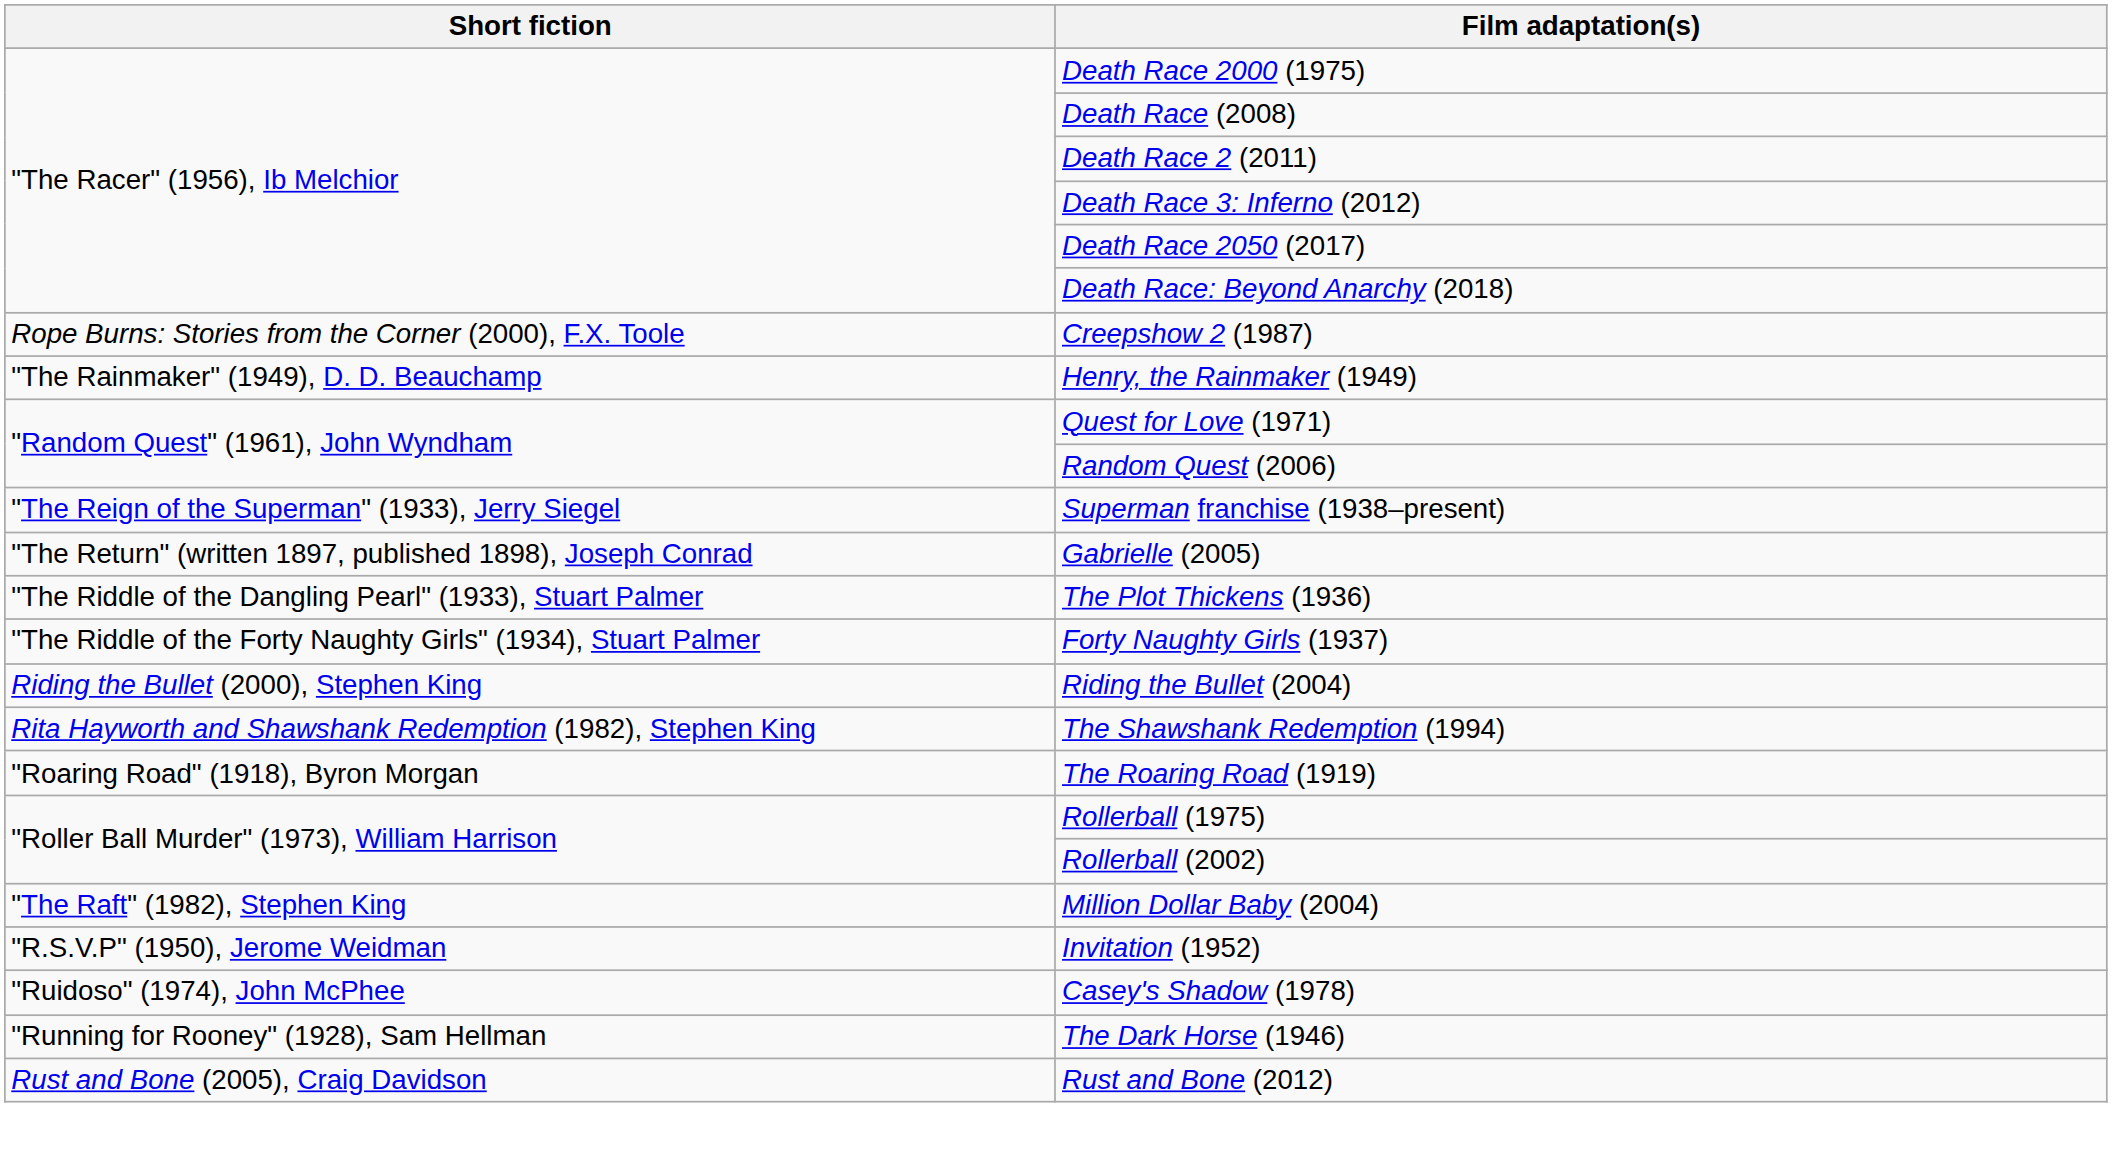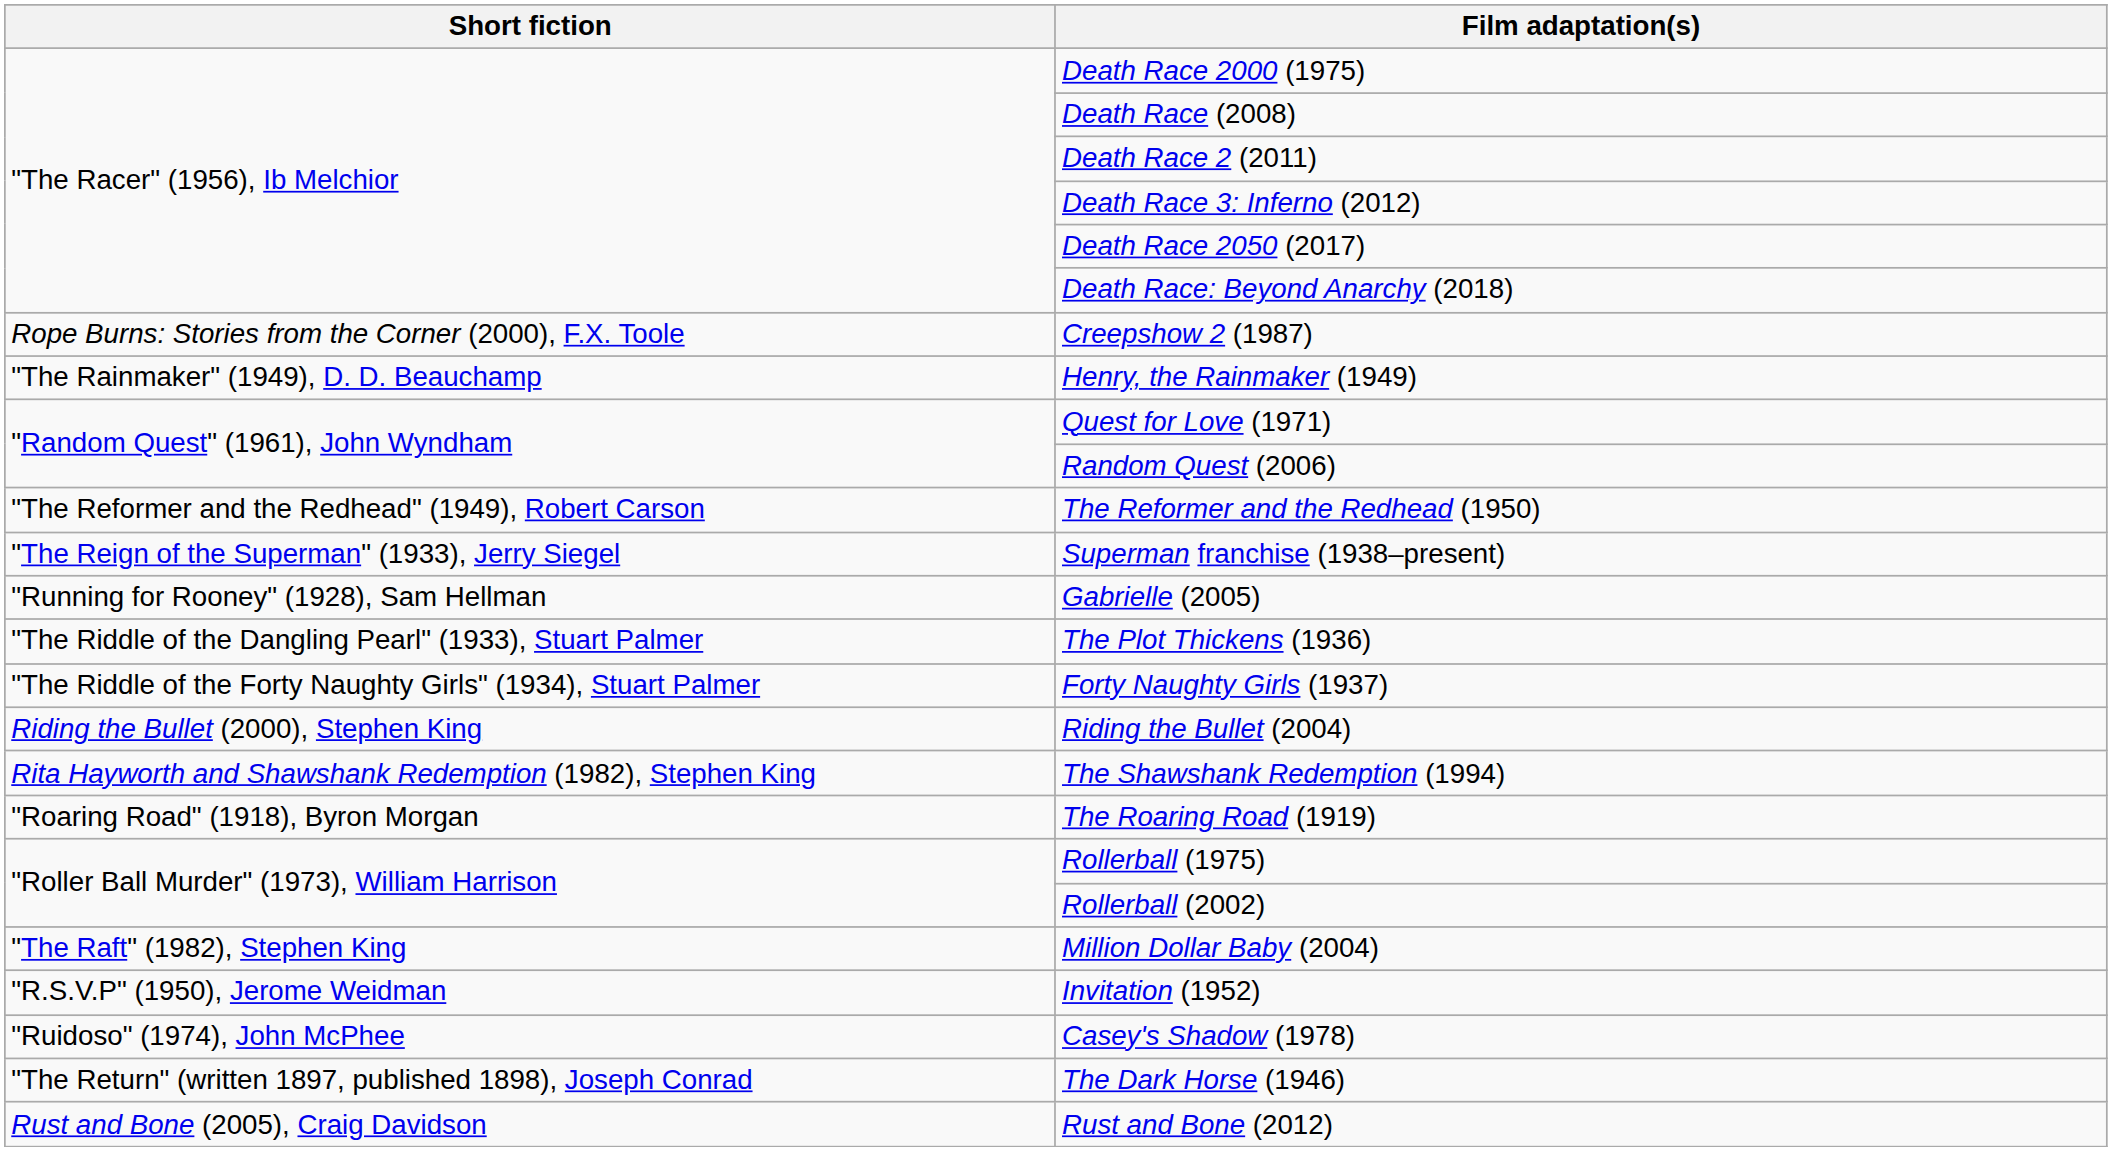+ row: (1301, 509)
(382, 553) "The Return" (written 1897, published 1898), Joseph Conrad -> (279, 597) "Running for Rooney" (1928), Sam Hellman
(279, 1036) "Running for Rooney" (1928), Sam Hellman -> (382, 1080) "The Return" (written 1897, published 1898), Joseph Conrad
